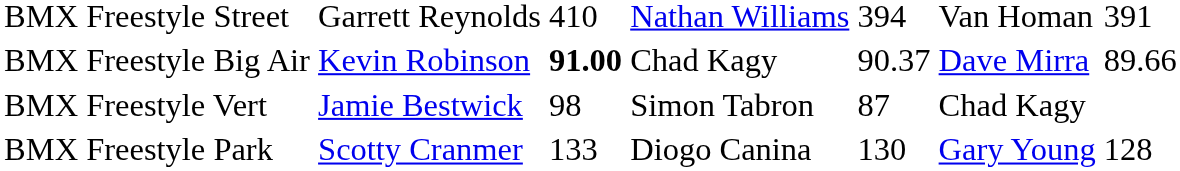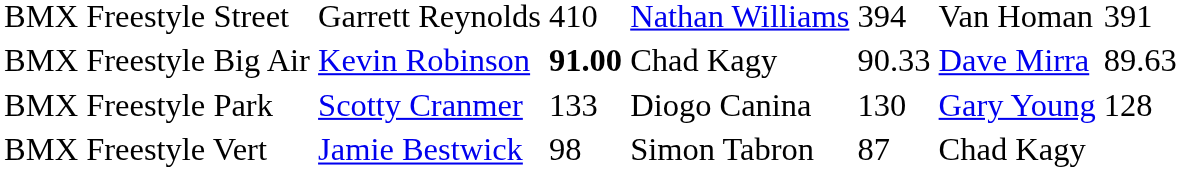(894, 60) 90.37 -> (894, 60) 90.33
(1140, 60) 89.66 -> (1140, 60) 89.63
rows swapped: (139, 149) <-> (136, 105)
